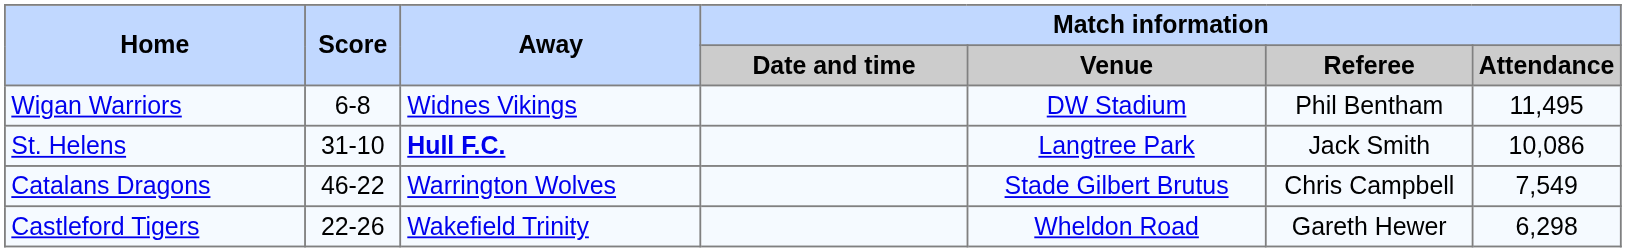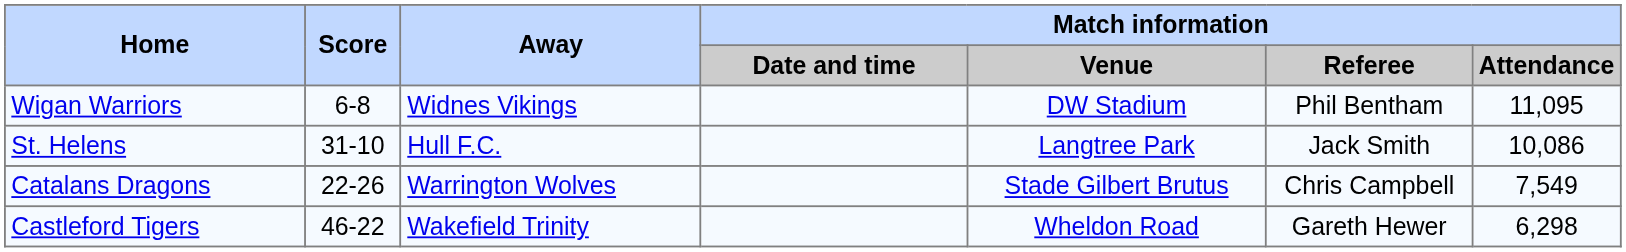(1547, 106) 11,495 -> (1547, 106) 11,095
(456, 146) bold -> (454, 146) normal
(353, 186) 46-22 -> (353, 186) 22-26
(353, 226) 22-26 -> (353, 226) 46-22
